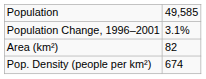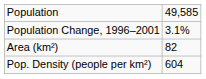(174, 64) 674 -> (174, 64) 604
